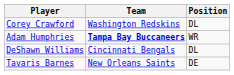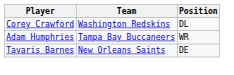(136, 37) bold -> (127, 37) normal
- row: (45, 50)
